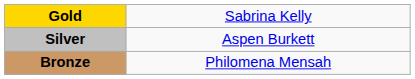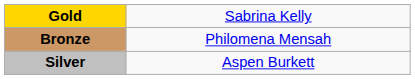rows swapped: (65, 39) <-> (65, 62)
